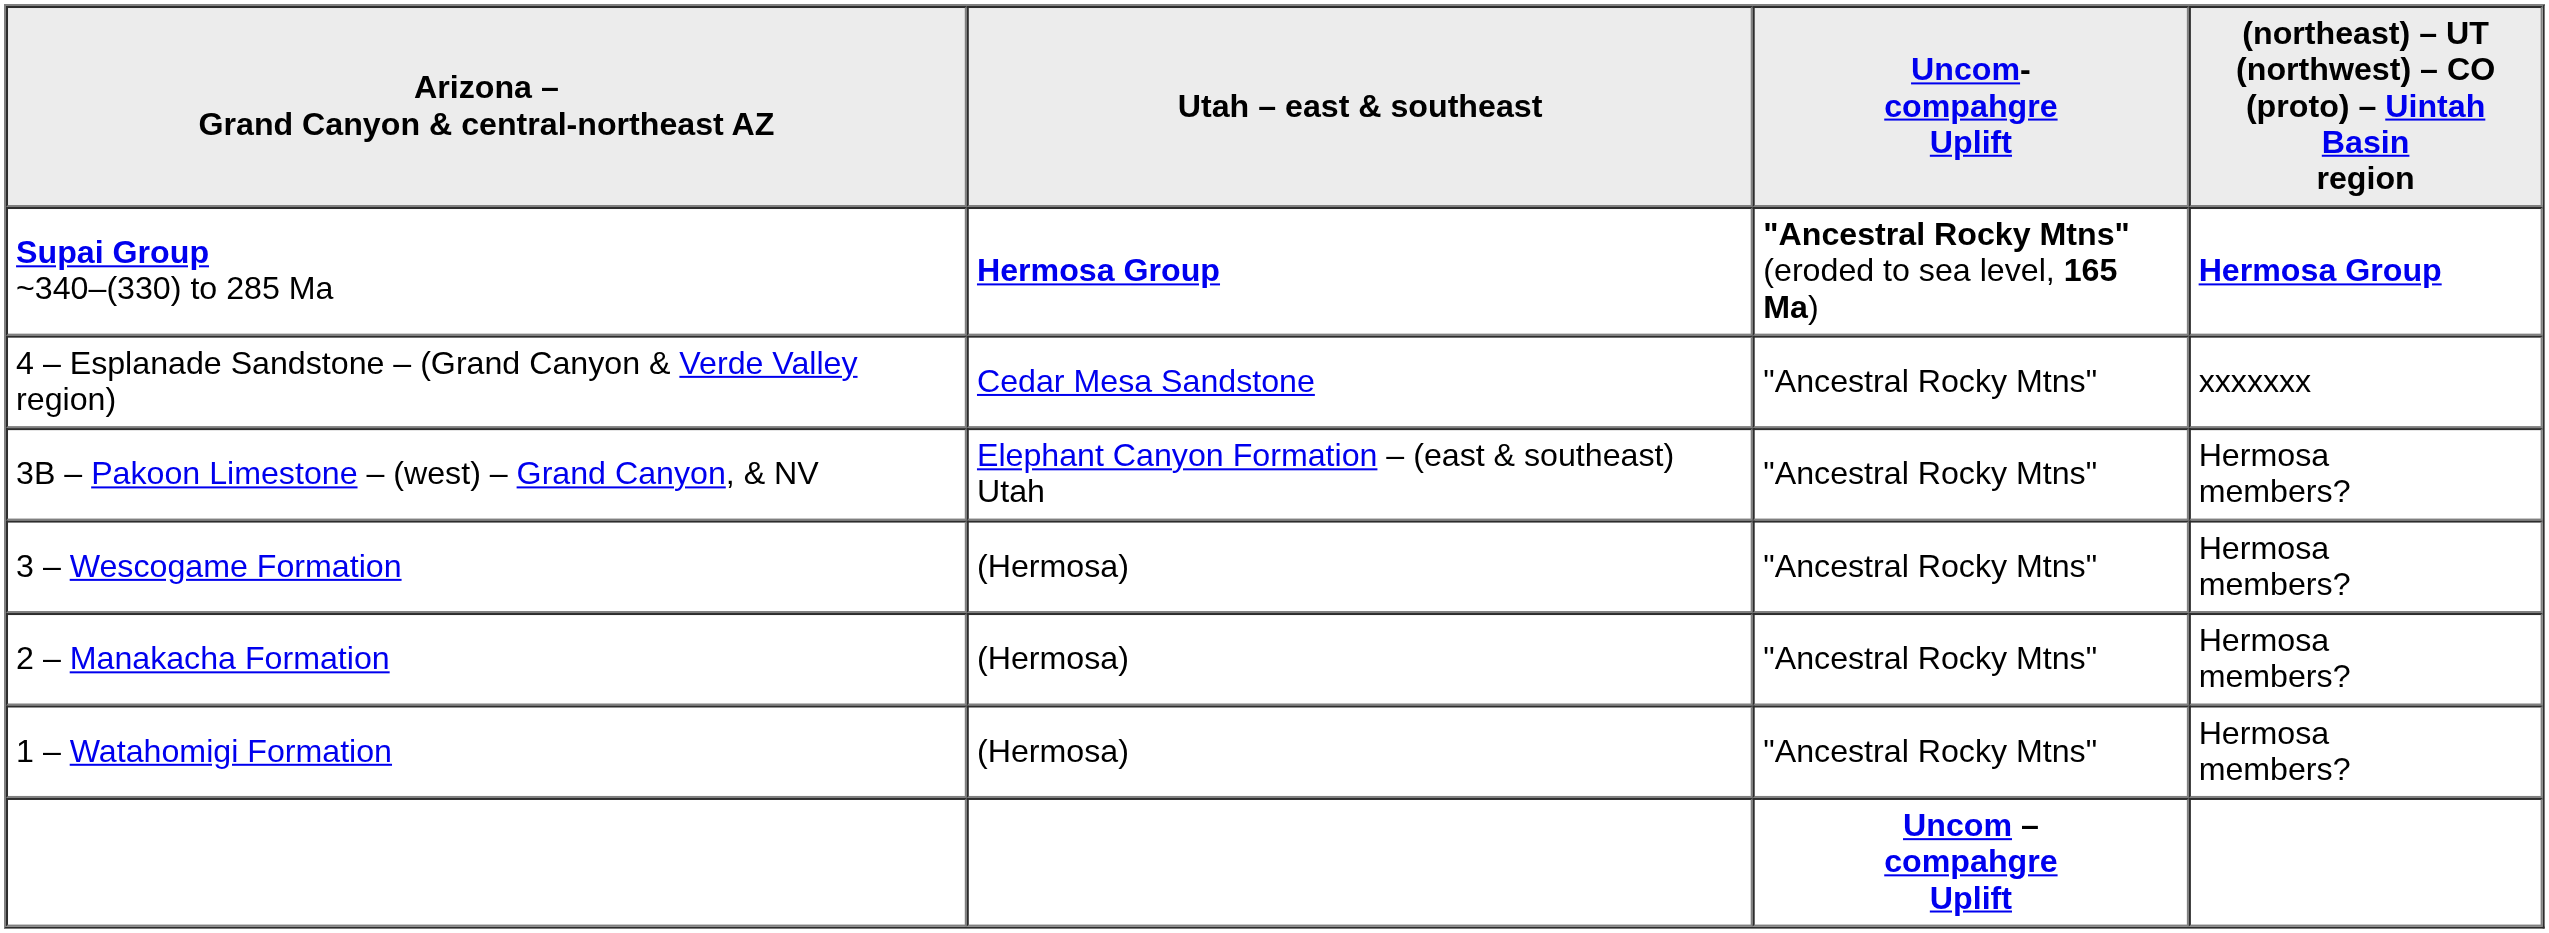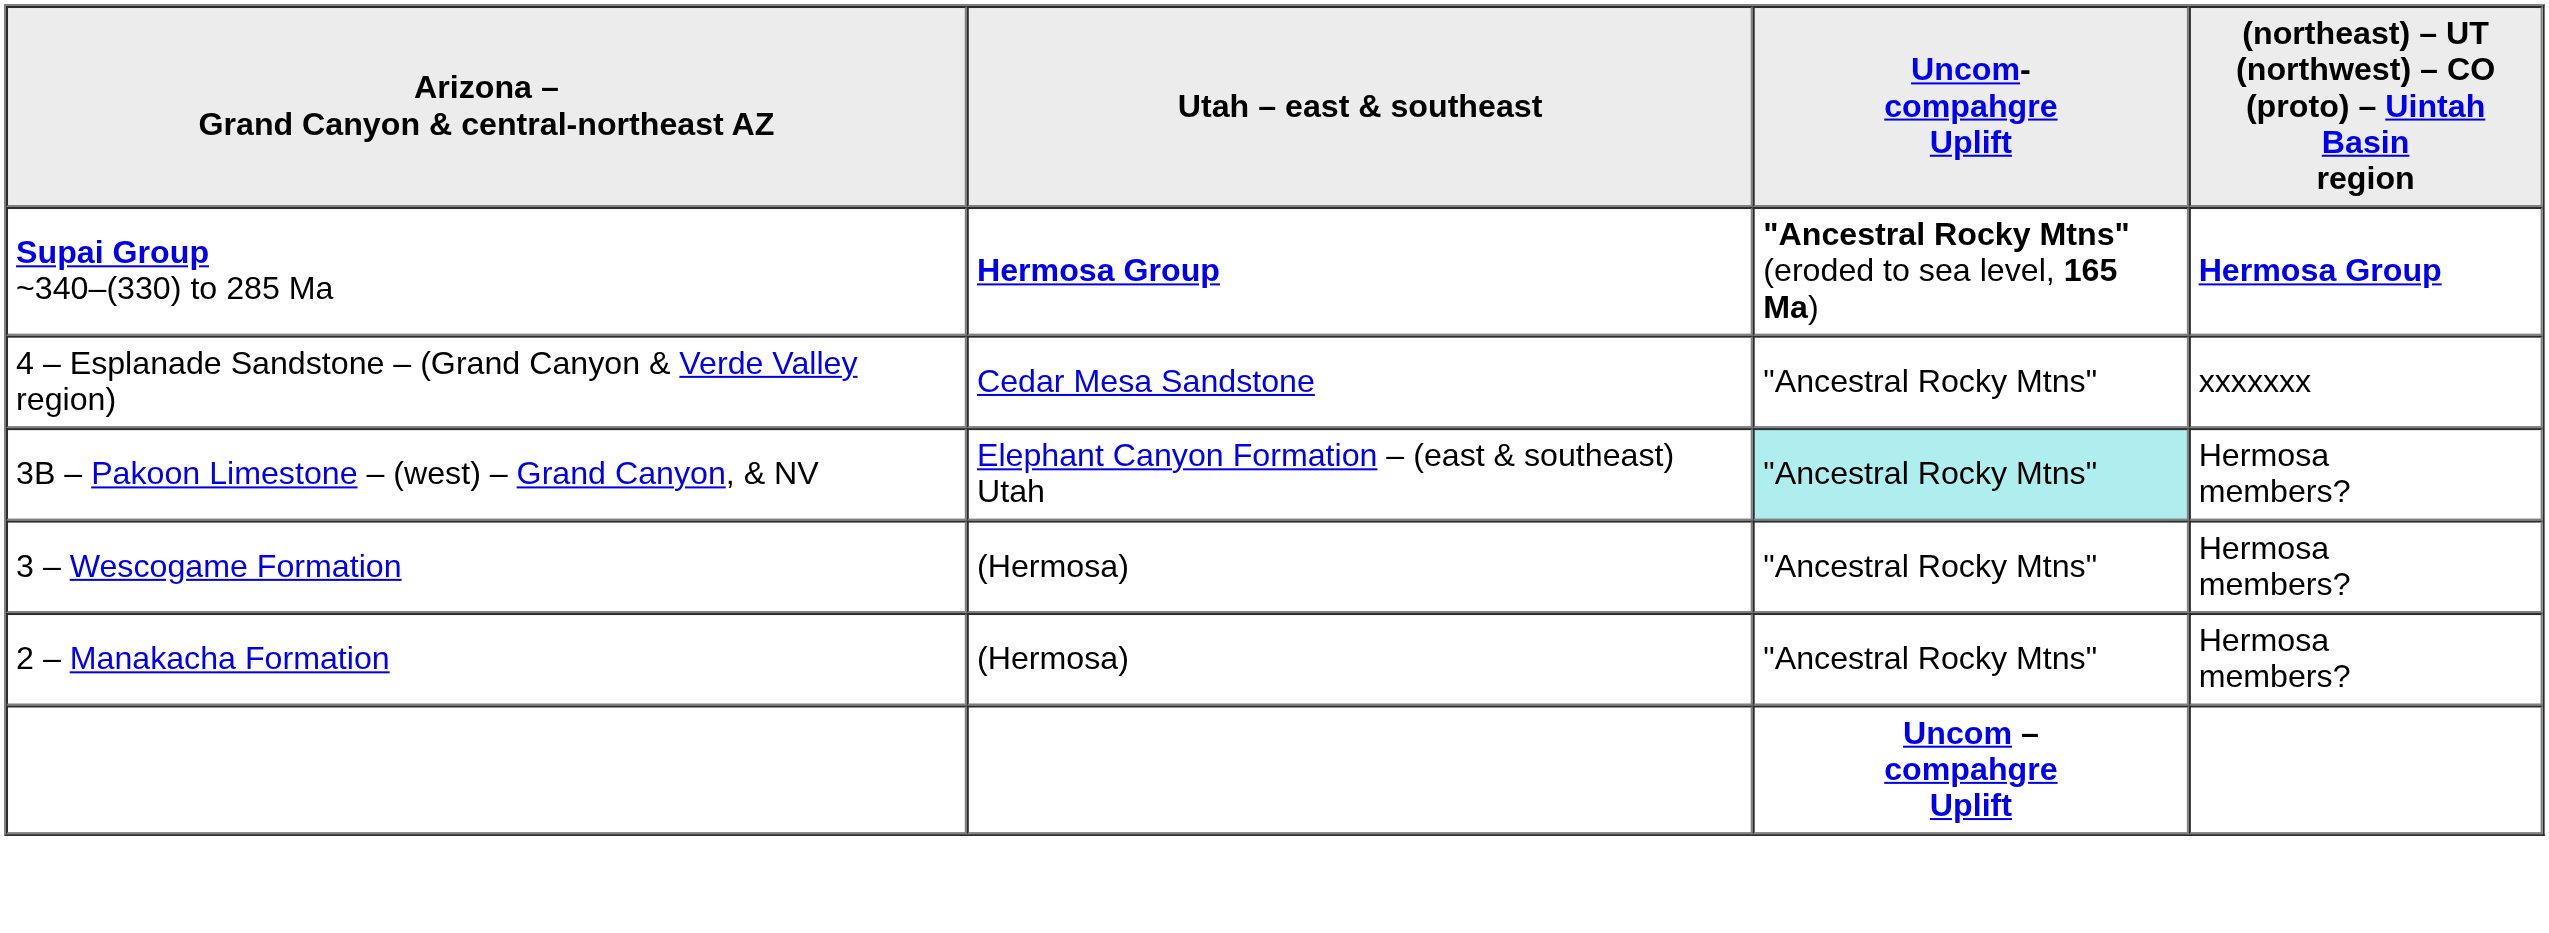(1930, 473) no background -> (1930, 473) paleturquoise background
- row: (204, 751)
